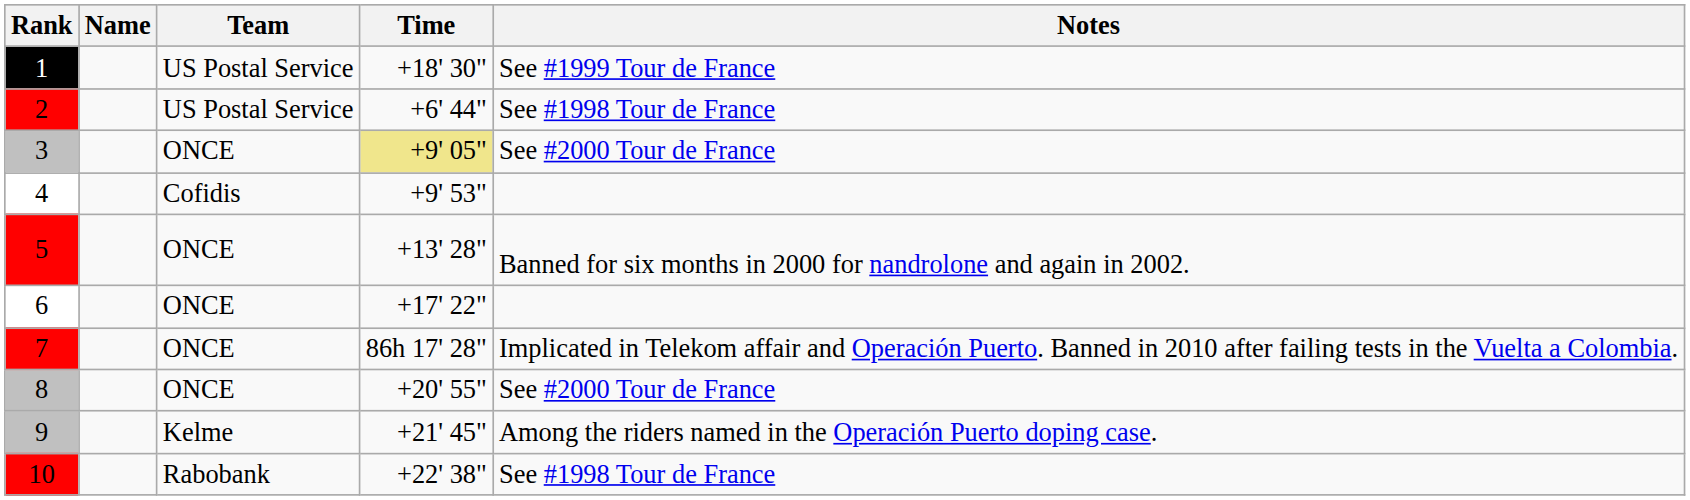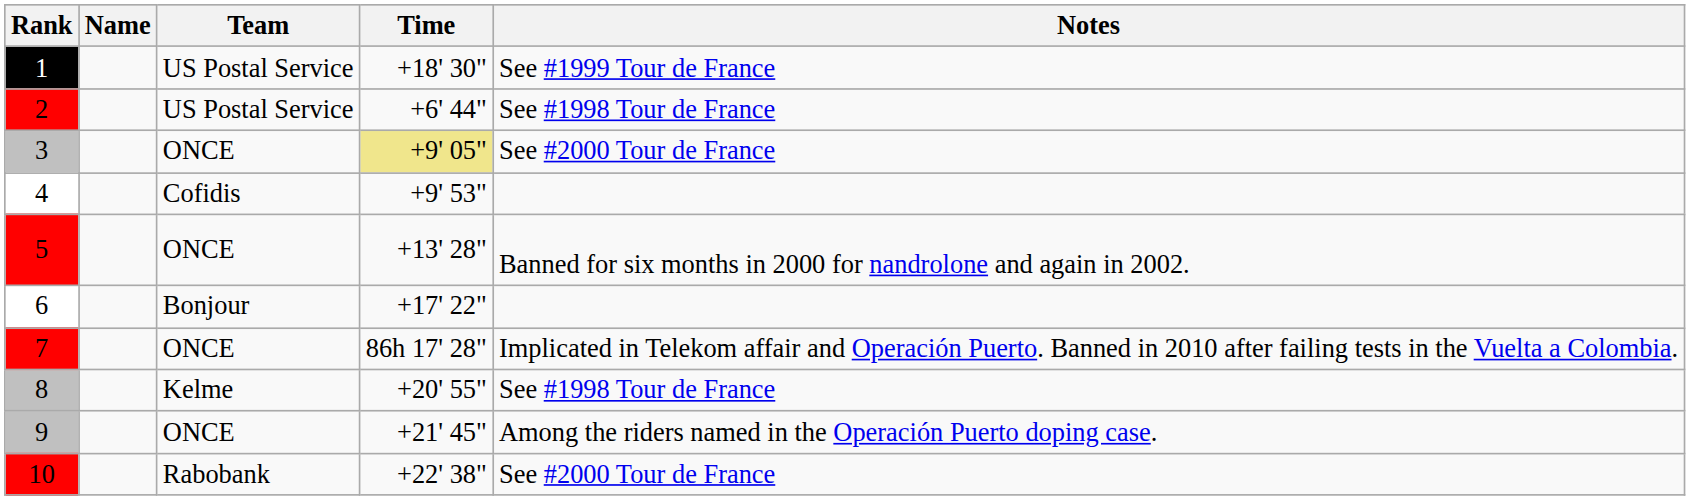(199, 306) ONCE -> (206, 306) Bonjour
(199, 390) ONCE -> (198, 390) Kelme
(637, 390) See #2000 Tour de France -> (637, 390) See #1998 Tour de France
(198, 431) Kelme -> (199, 431) ONCE
(637, 473) See #1998 Tour de France -> (637, 473) See #2000 Tour de France
